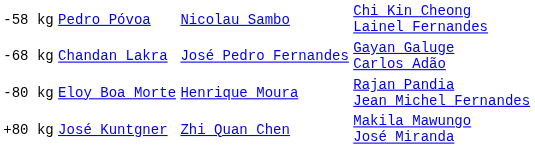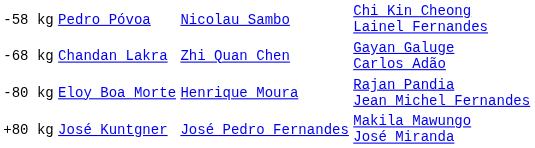(265, 56) José Pedro Fernandes -> (235, 56) Zhi Quan Chen
(235, 130) Zhi Quan Chen -> (265, 130) José Pedro Fernandes
